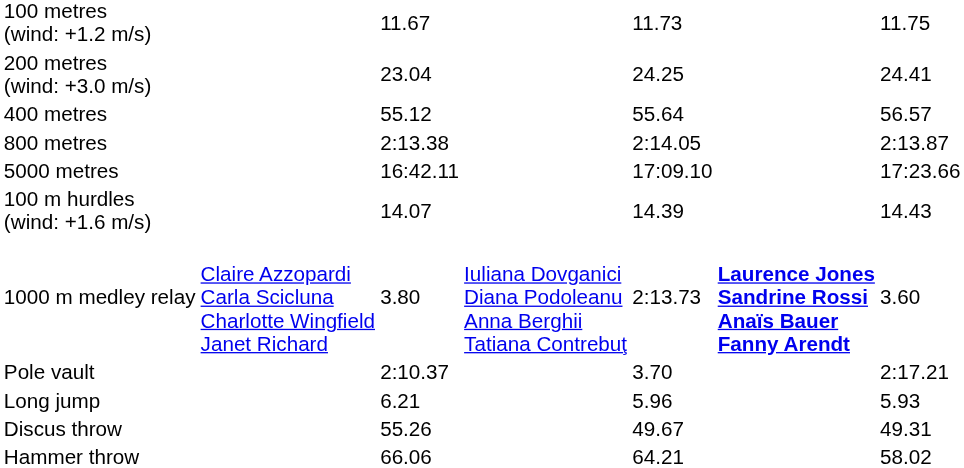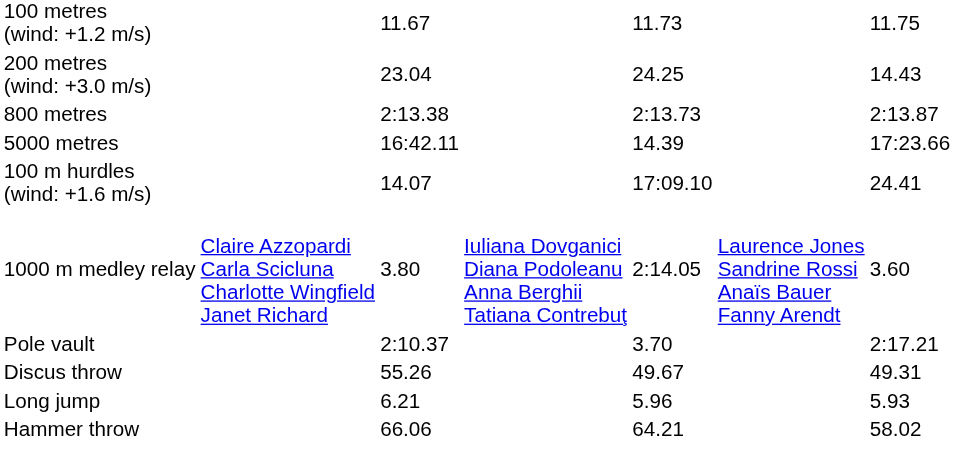(906, 74) 24.41 -> (896, 74) 14.43
- row: (56, 114)
(667, 142) 2:14.05 -> (667, 114) 2:13.73
(672, 171) 17:09.10 -> (658, 142) 14.39
(658, 211) 14.39 -> (672, 182) 17:09.10
(906, 211) 14.43 -> (896, 182) 24.41
(667, 297) 2:13.73 -> (667, 269) 2:14.05
(796, 309) bold -> (791, 280) normal
rows swapped: (52, 400) <-> (63, 429)
